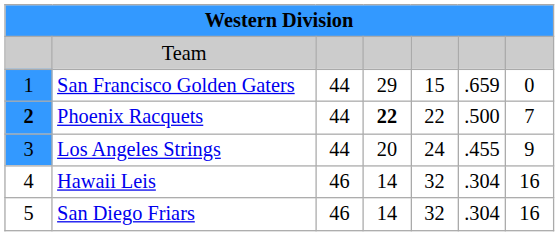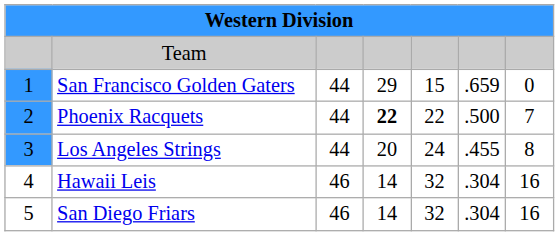(29, 117) bold -> (29, 117) normal
(529, 149) 9 -> (529, 149) 8
